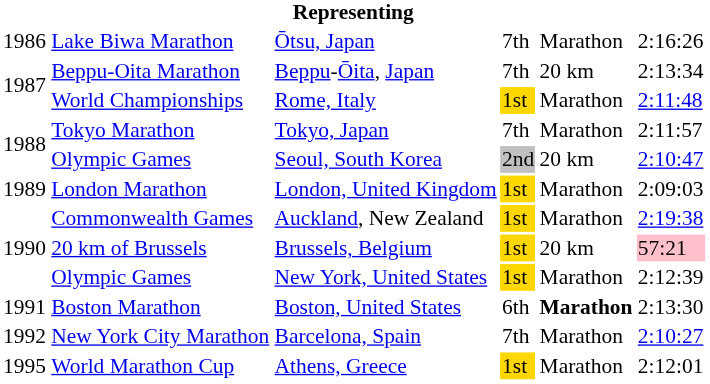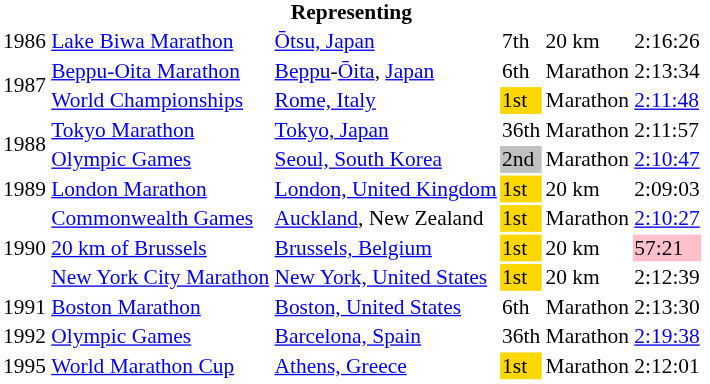(581, 41) Marathon -> (573, 41) 20 km
(516, 70) 7th -> (516, 70) 6th
(567, 70) 20 km -> (587, 70) Marathon
(516, 129) 7th -> (521, 129) 36th
(567, 159) 20 km -> (587, 159) Marathon
(581, 188) Marathon -> (573, 188) 20 km
(671, 218) 2:19:38 -> (667, 218) 2:10:27
(121, 277) Olympic Games -> (160, 277) New York City Marathon
(581, 277) Marathon -> (573, 277) 20 km
(586, 306) bold -> (587, 306) normal
(160, 336) New York City Marathon -> (121, 336) Olympic Games
(516, 336) 7th -> (521, 336) 36th
(671, 336) 2:10:27 -> (667, 336) 2:19:38
